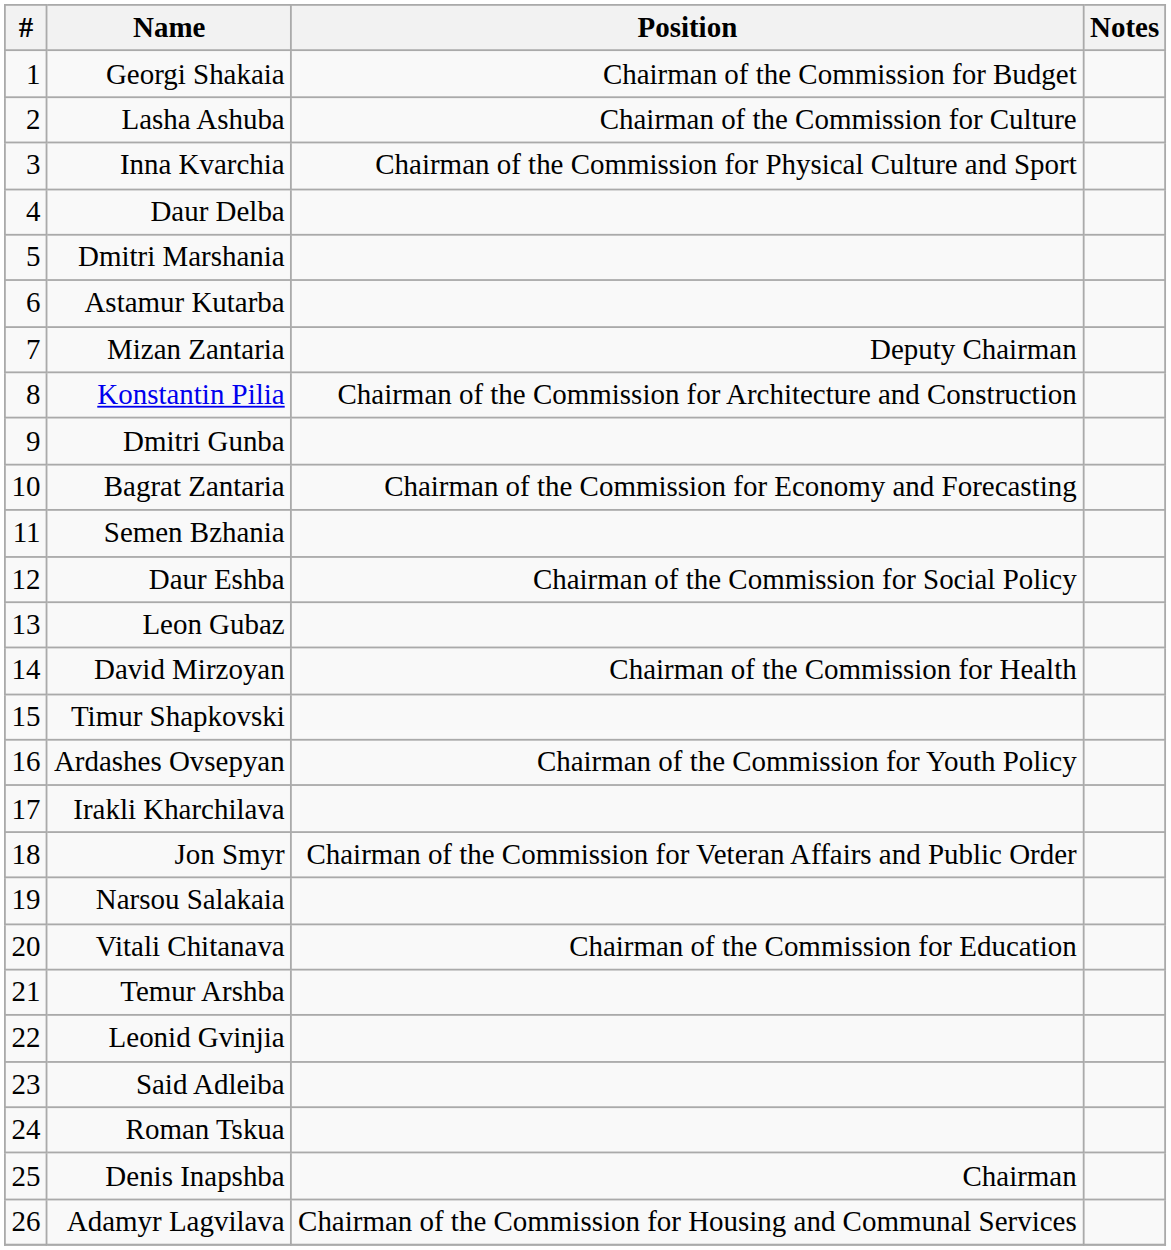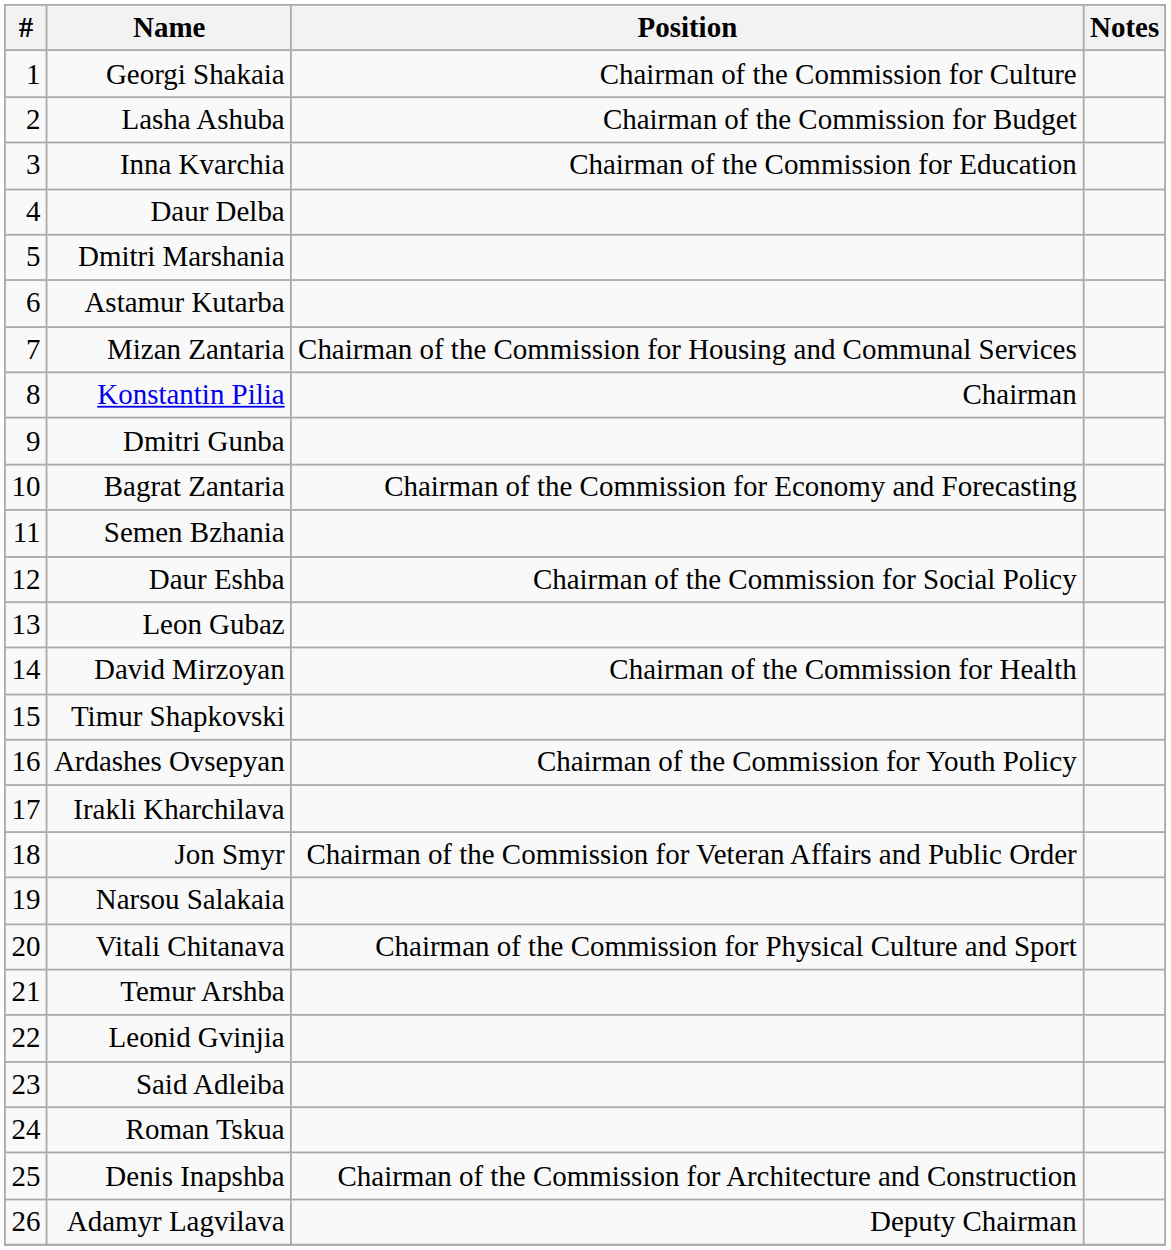(840, 73) Chairman of the Commission for Budget -> (838, 73) Chairman of the Commission for Culture
(838, 119) Chairman of the Commission for Culture -> (840, 119) Chairman of the Commission for Budget
(726, 165) Chairman of the Commission for Physical Culture and Sport -> (823, 165) Chairman of the Commission for Education
(973, 348) Deputy Chairman -> (687, 348) Chairman of the Commission for Housing and Communal Services
(707, 394) Chairman of the Commission for Architecture and Construction -> (1020, 394) Chairman
(823, 946) Chairman of the Commission for Education -> (726, 946) Chairman of the Commission for Physical Culture and Sport
(1020, 1175) Chairman -> (707, 1175) Chairman of the Commission for Architecture and Construction
(687, 1221) Chairman of the Commission for Housing and Communal Services -> (973, 1221) Deputy Chairman
